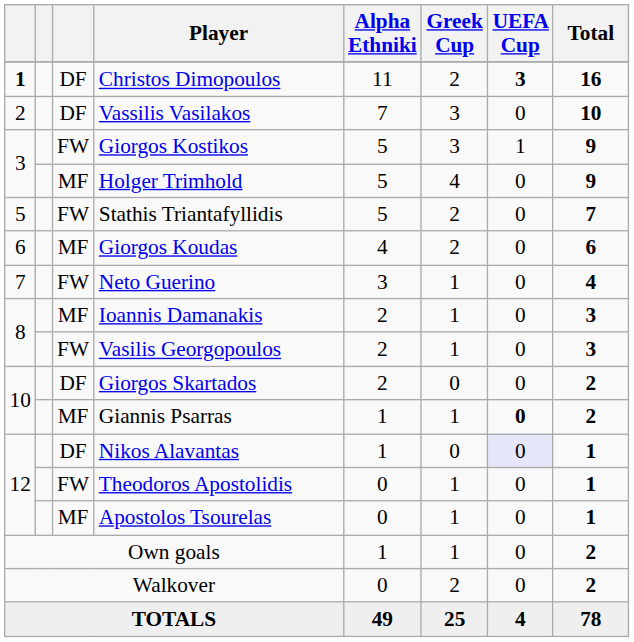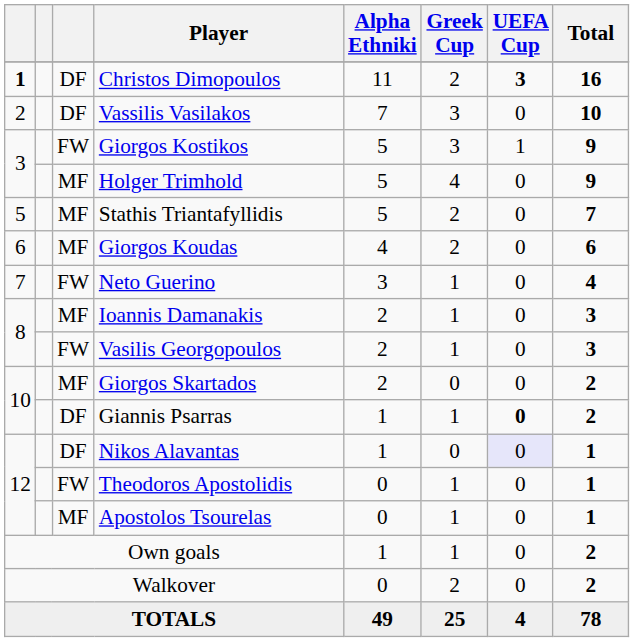(73, 214) FW -> (73, 214) MF
(73, 382) DF -> (73, 382) MF
(73, 416) MF -> (73, 416) DF
